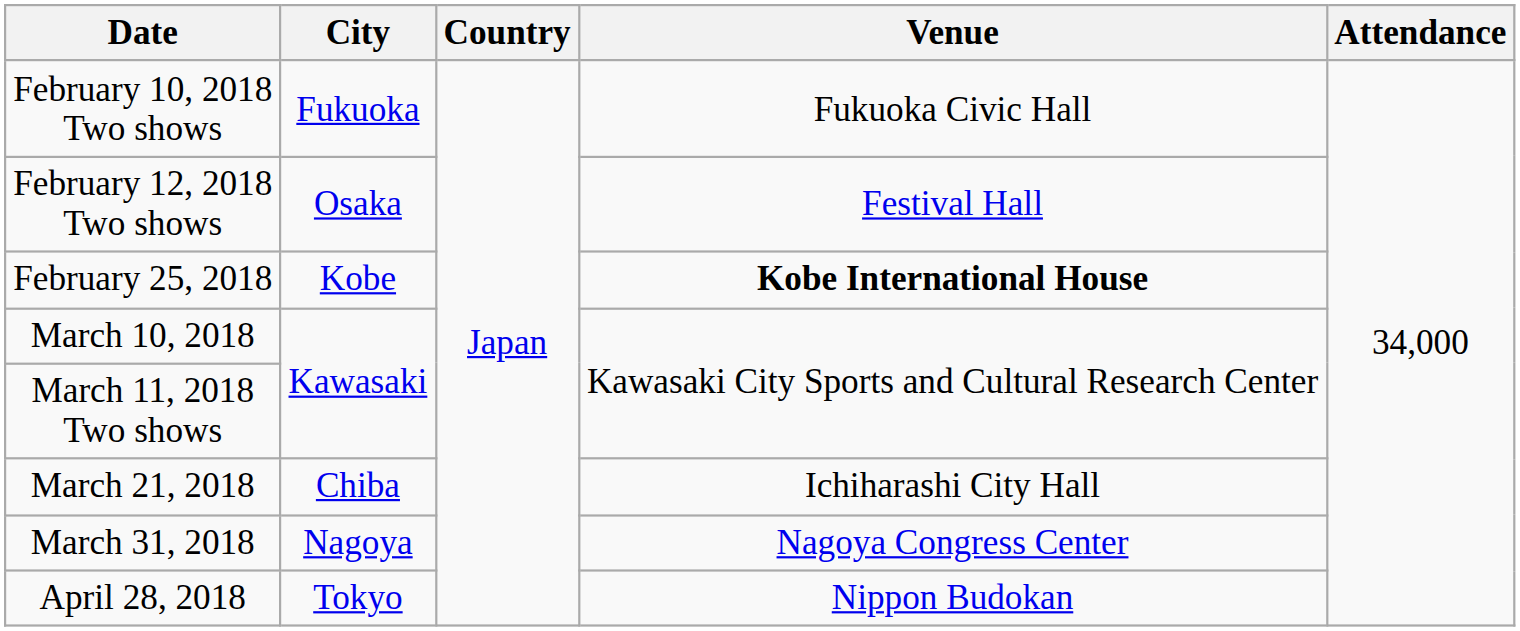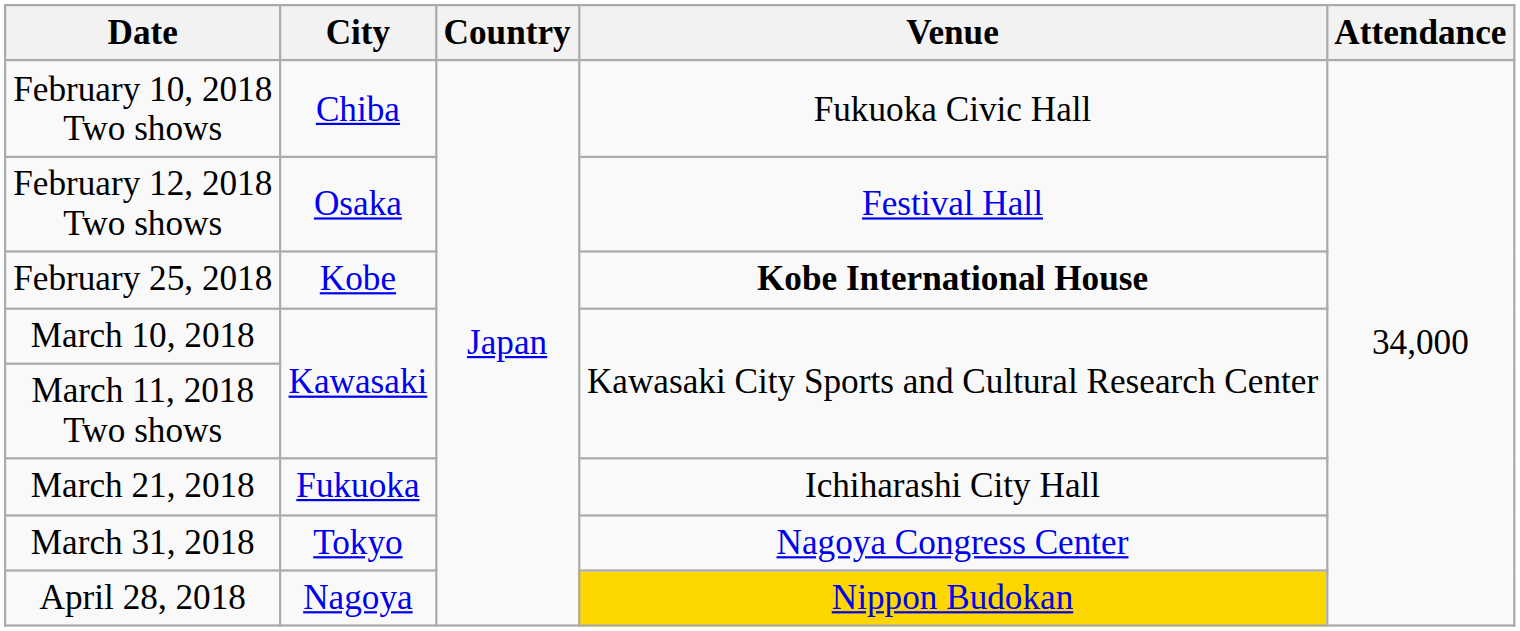(358, 108) Fukuoka -> (358, 108) Chiba
(358, 486) Chiba -> (358, 486) Fukuoka
(358, 541) Nagoya -> (358, 541) Tokyo
(358, 597) Tokyo -> (358, 597) Nagoya
(953, 597) no background -> (953, 597) gold background
